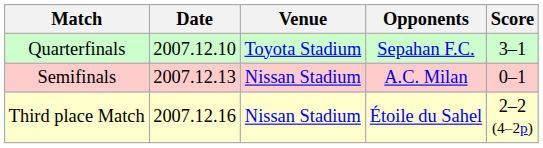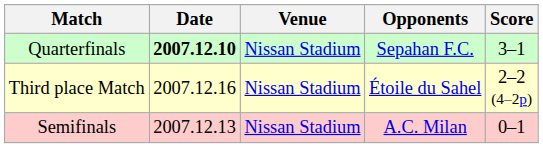(195, 48) normal -> (195, 48) bold
(303, 48) Toyota Stadium -> (302, 48) Nissan Stadium
rows swapped: (77, 77) <-> (77, 116)
